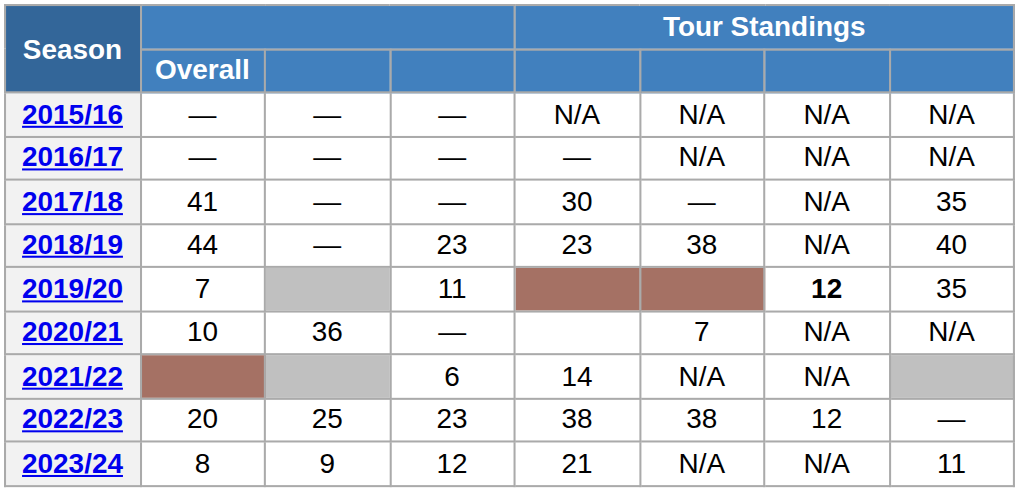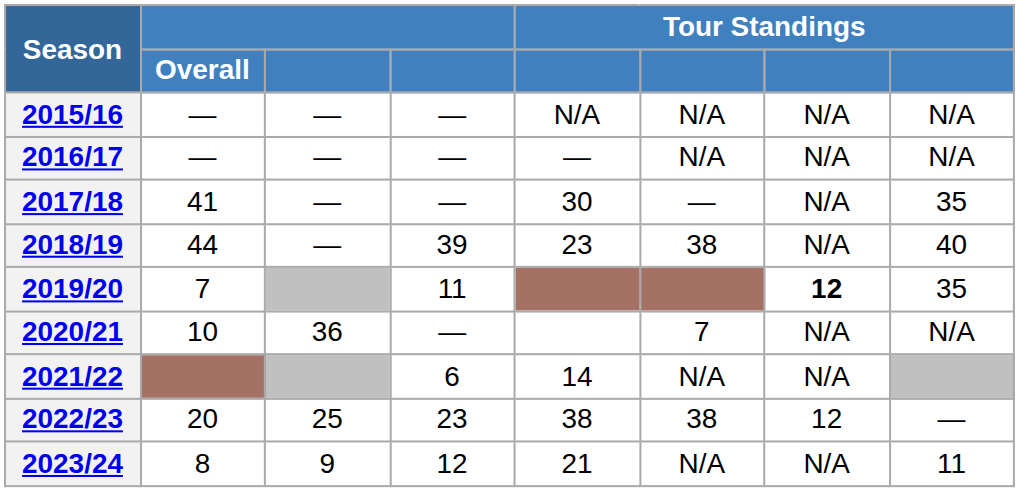(452, 245) 23 -> (452, 245) 39
